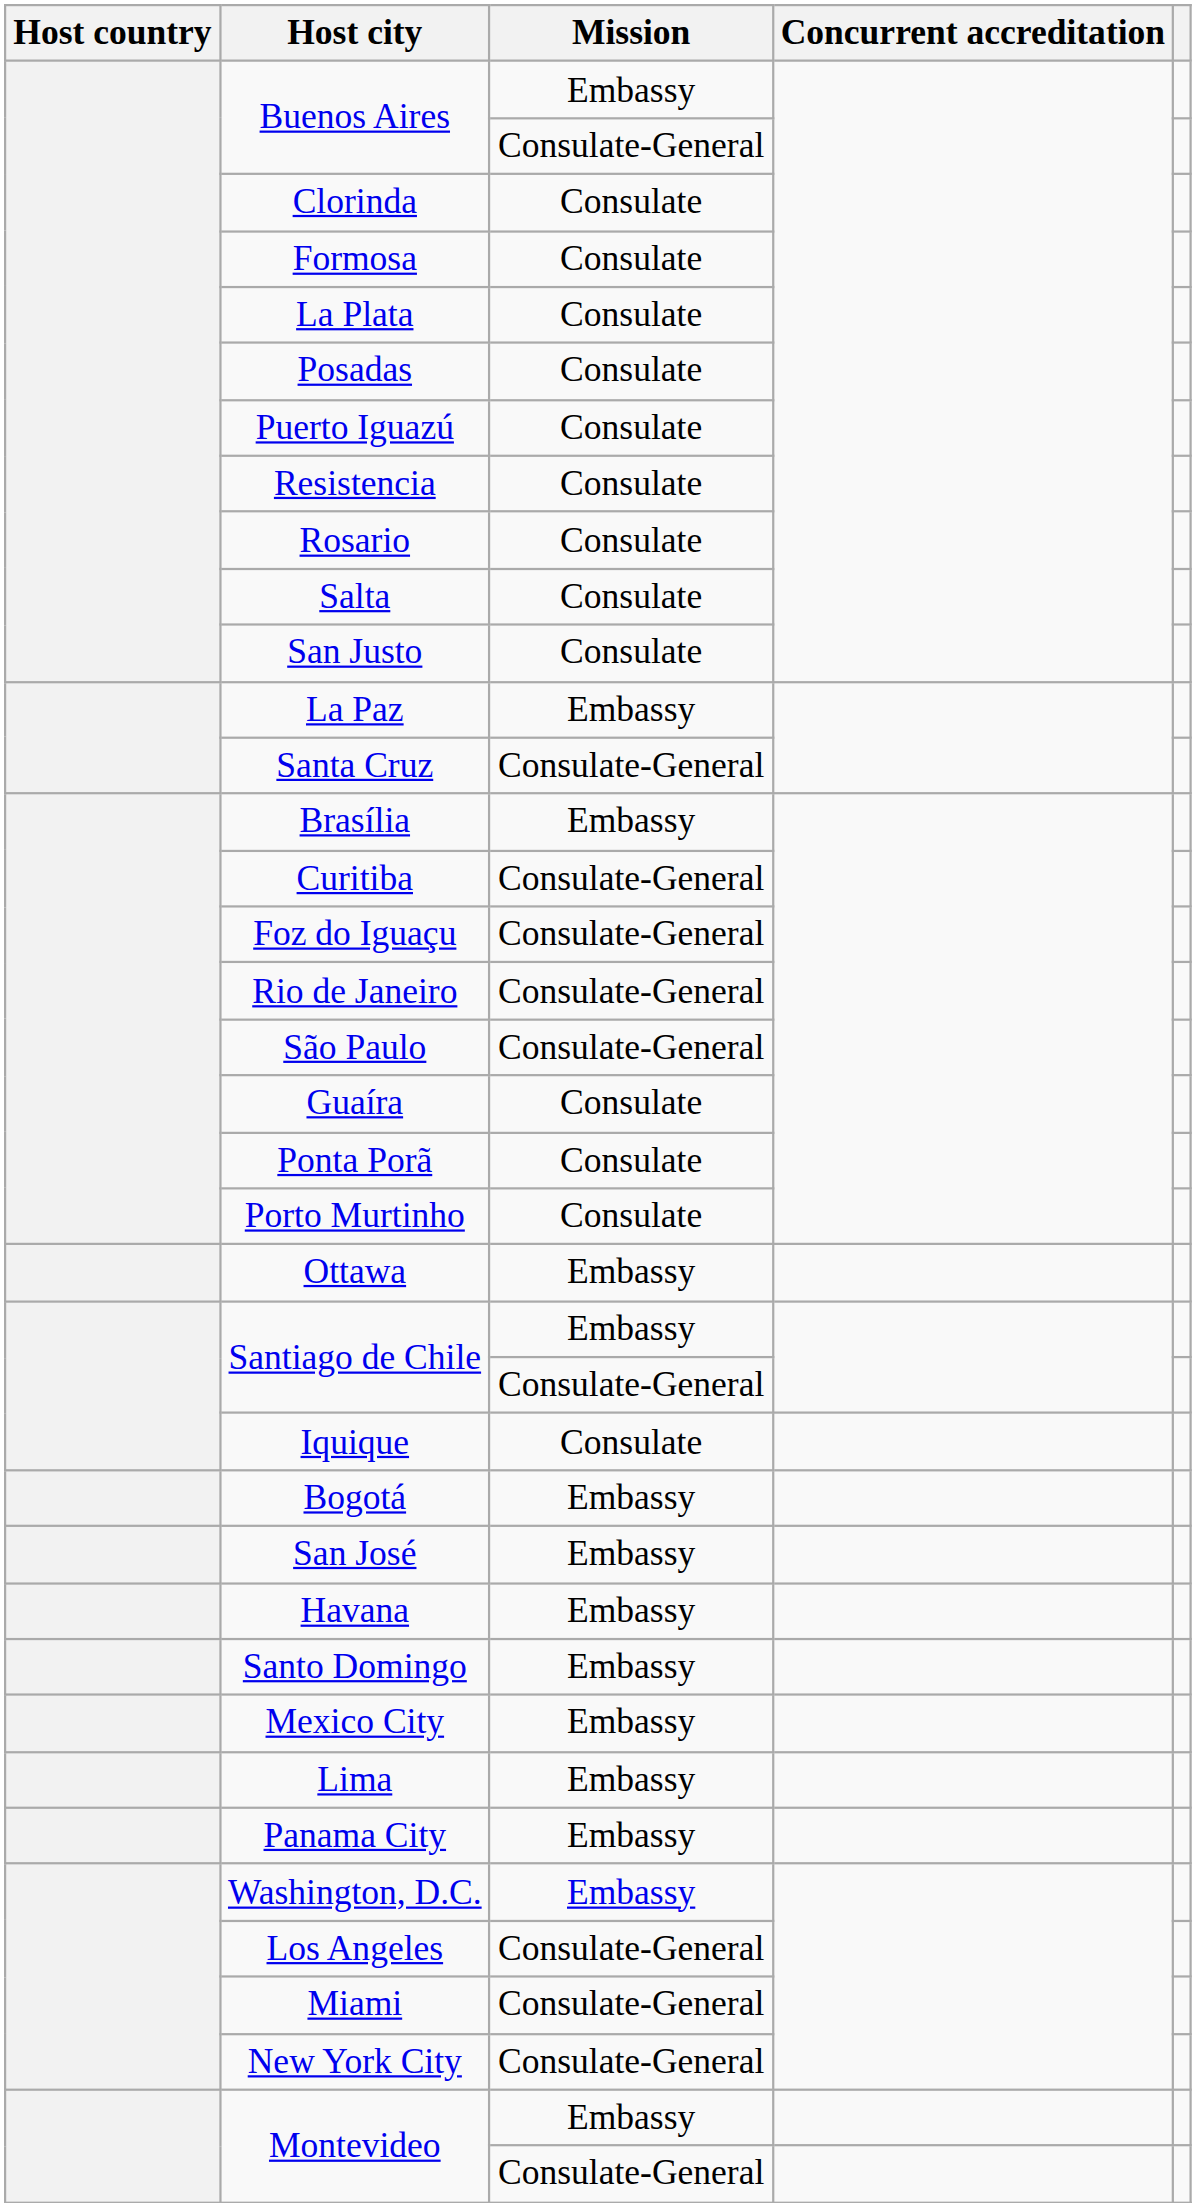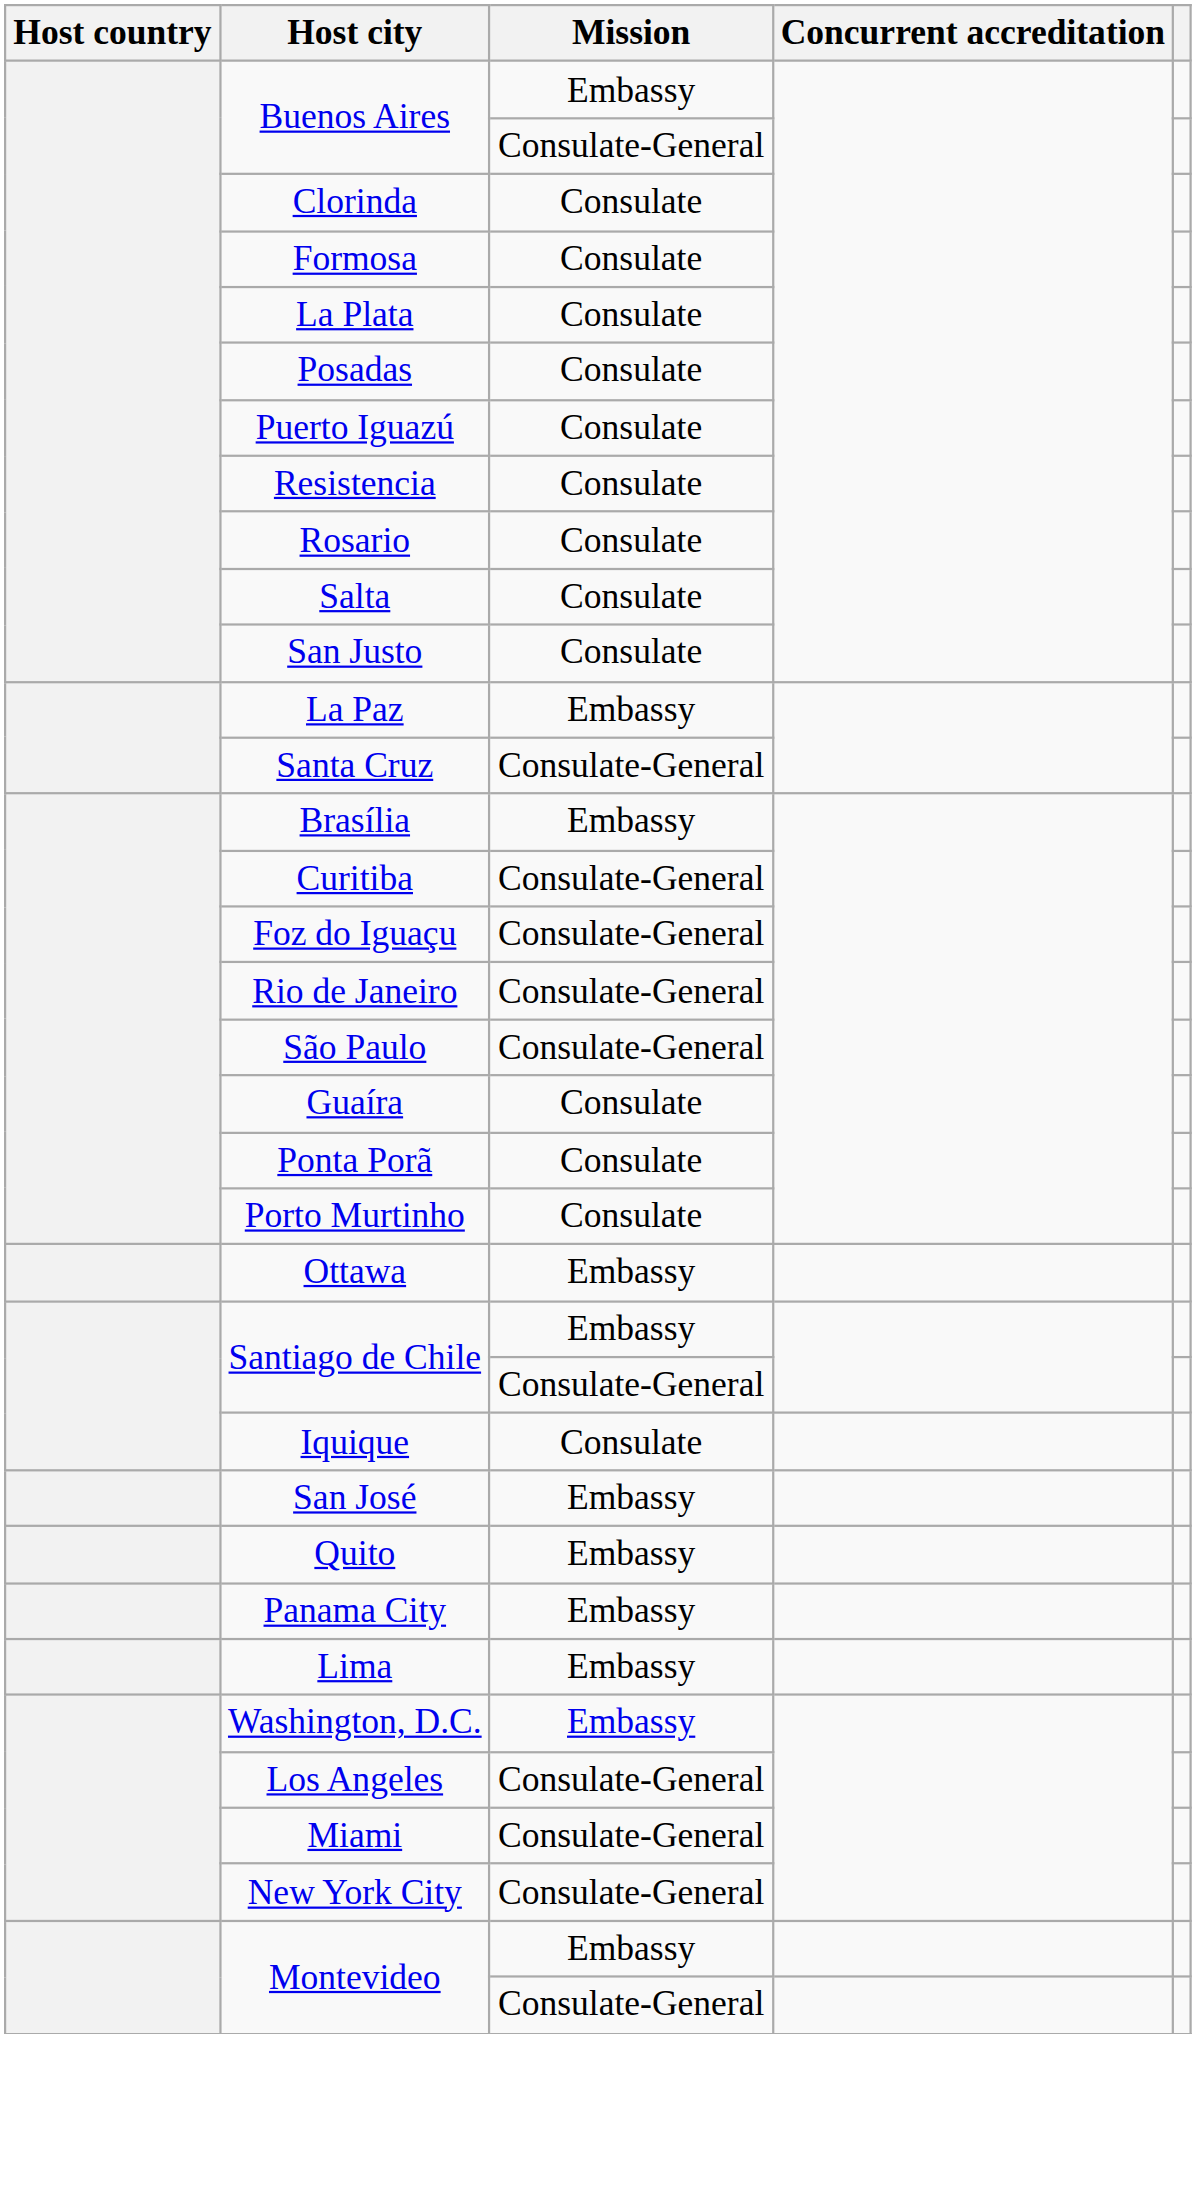- row: (355, 1497)
- row: (355, 1609)
- row: (355, 1666)
+ row: (355, 1553)
- row: (355, 1722)
rows swapped: (355, 1835) <-> (355, 1778)
